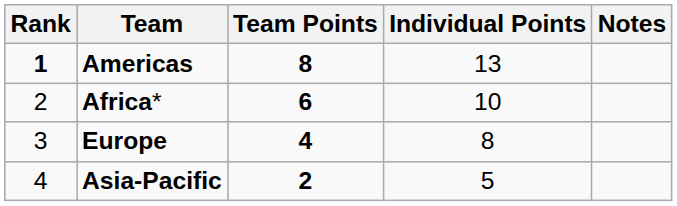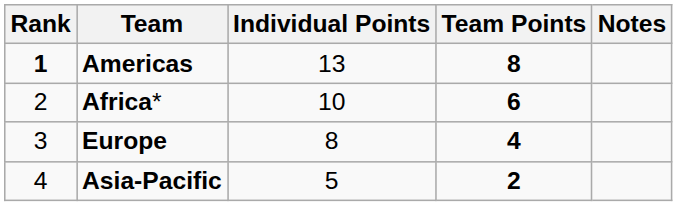columns swapped: (488, 24) <-> (305, 24)
